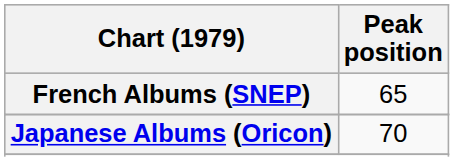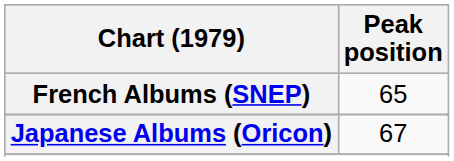(393, 133) 70 -> (393, 133) 67
